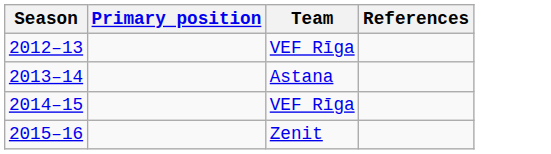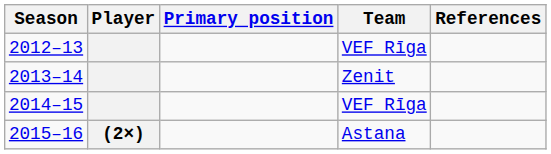+ column: (123, 19)
(302, 77) Astana -> (368, 77) Zenit
(296, 134) Zenit -> (374, 134) Astana
